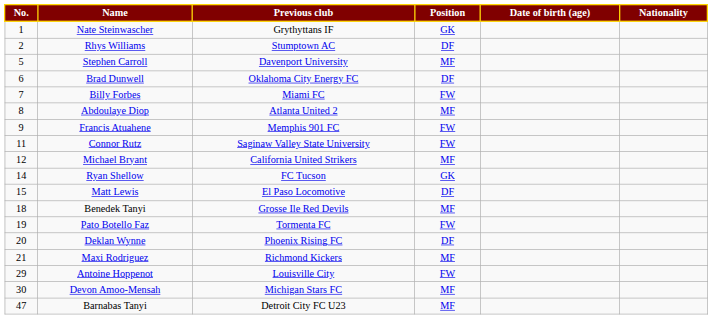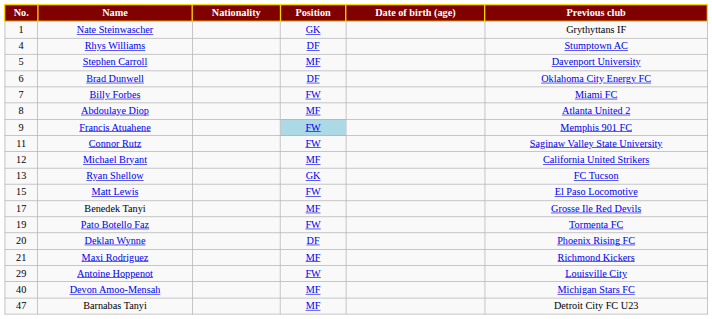columns swapped: (663, 13) <-> (303, 13)
(21, 46) 2 -> (21, 46) 4
(448, 127) no background -> (313, 127) lightblue background
(21, 176) 14 -> (21, 176) 13
(448, 192) DF -> (313, 192) FW
(21, 208) 18 -> (21, 208) 17
(21, 289) 30 -> (21, 289) 40
